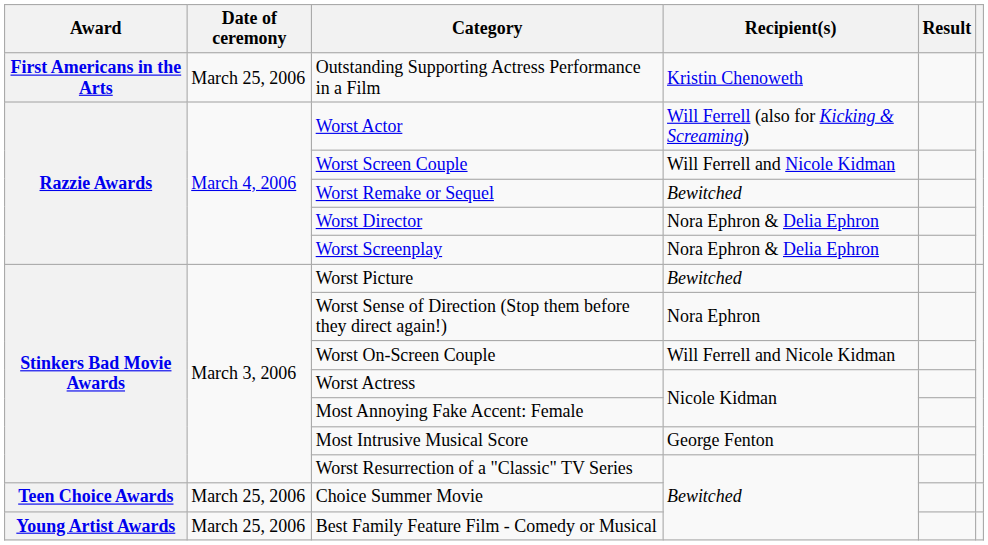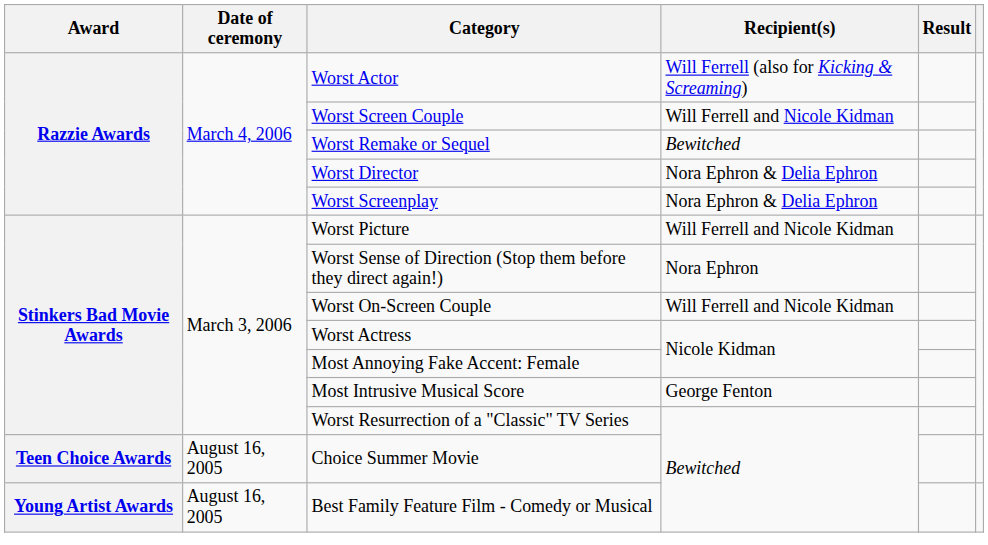- row: (478, 77)
(704, 278) Bewitched -> (780, 229) Will Ferrell and Nicole Kidman
(248, 497) March 25, 2006 -> (226, 458) August 16, 2005
(248, 525) March 25, 2006 -> (226, 507) August 16, 2005
